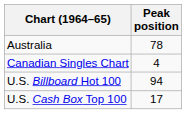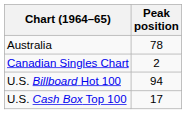(156, 63) 4 -> (156, 63) 2
